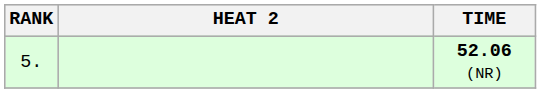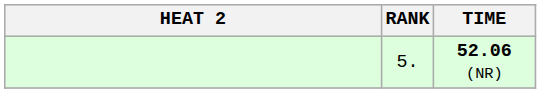columns swapped: (31, 20) <-> (246, 20)
